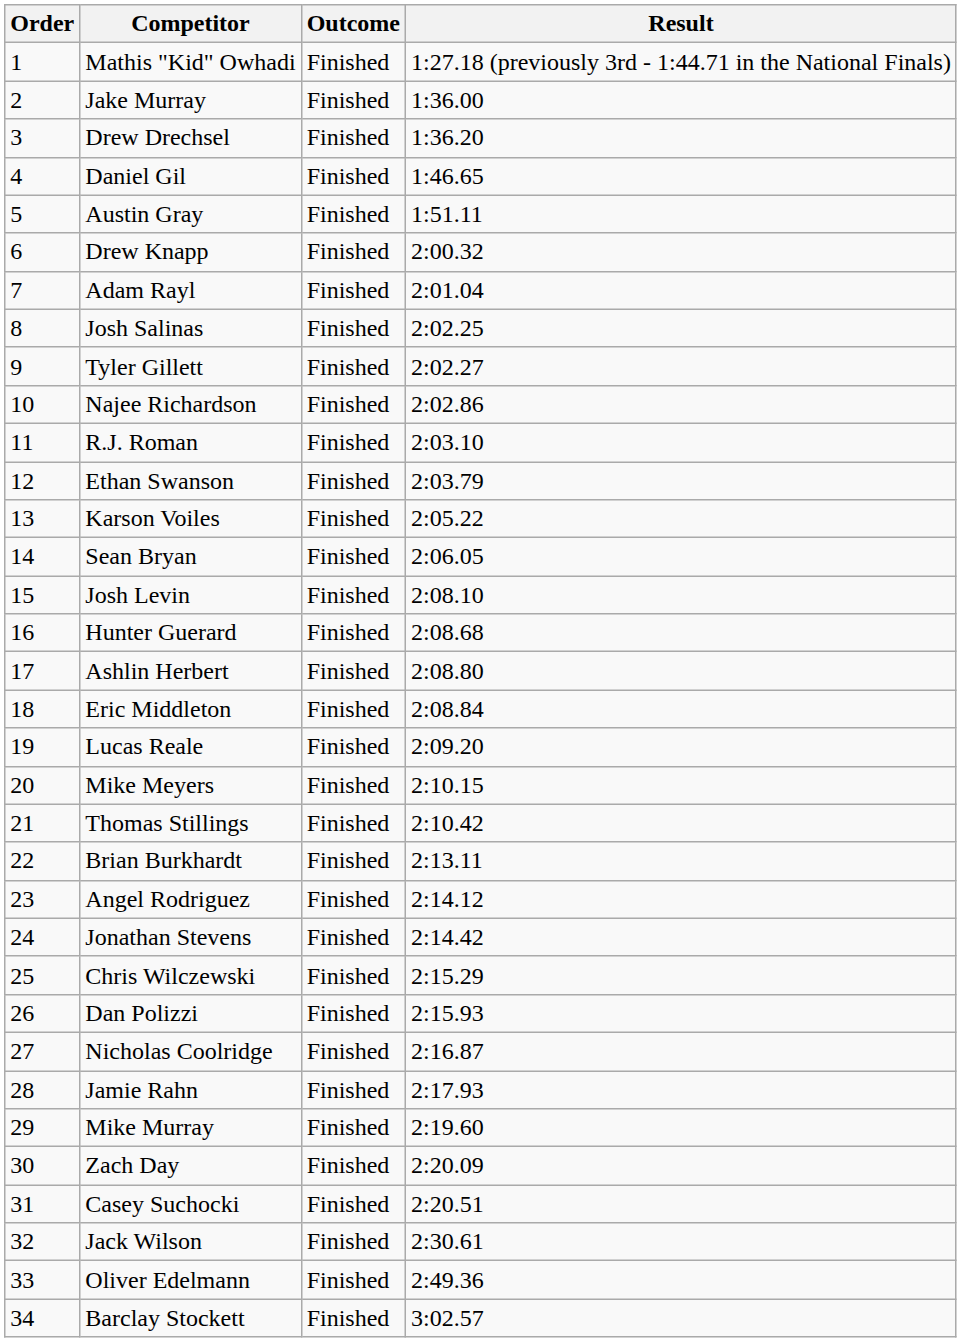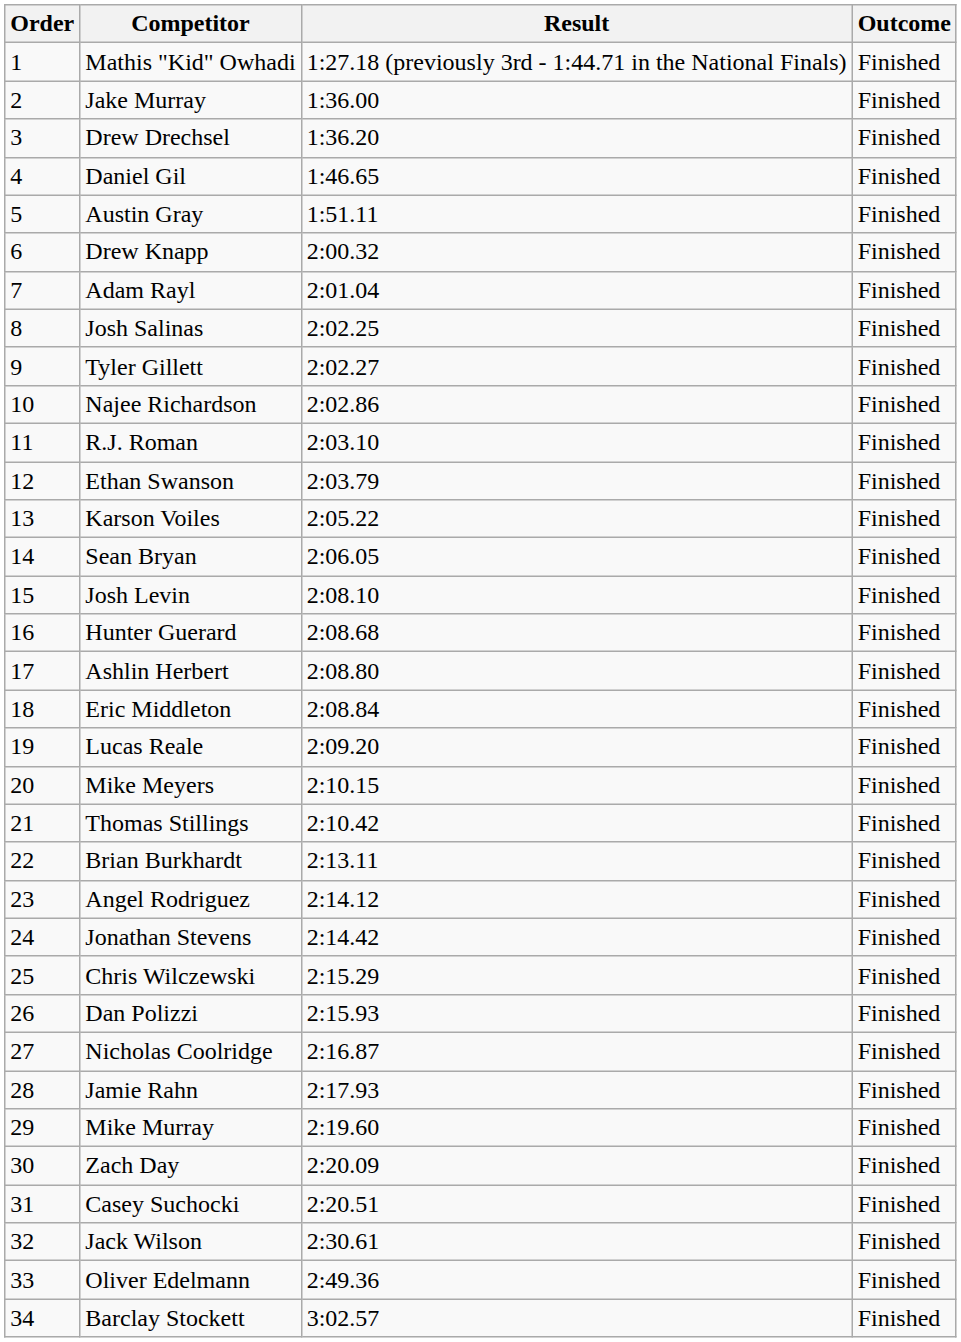columns swapped: (353, 23) <-> (681, 23)
